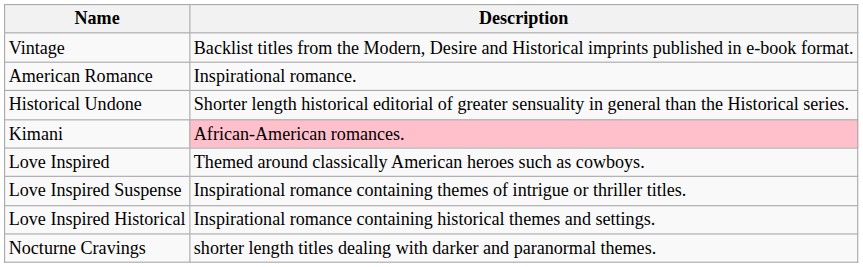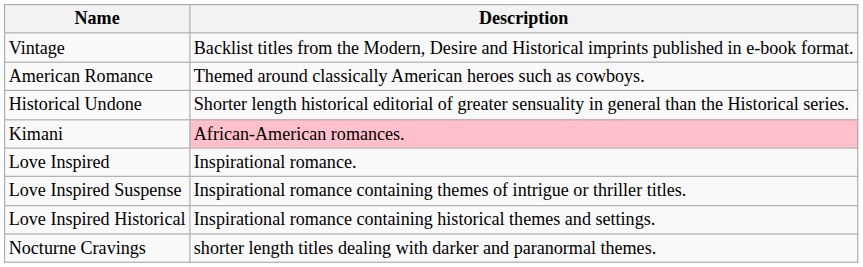(275, 76) Inspirational romance. -> (419, 76) Themed around classically American heroes such as cowboys.
(419, 162) Themed around classically American heroes such as cowboys. -> (275, 162) Inspirational romance.
